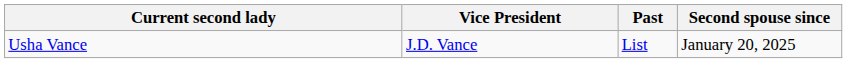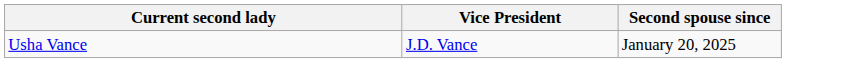- column: (648, 17)
